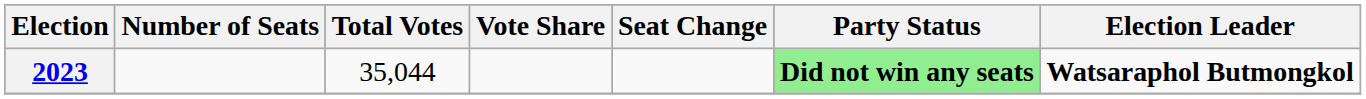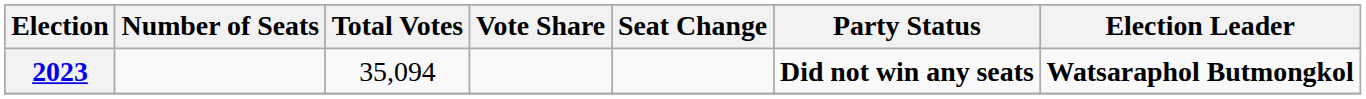(397, 70) 35,044 -> (397, 70) 35,094
(907, 70) lightgreen background -> (907, 70) no background
